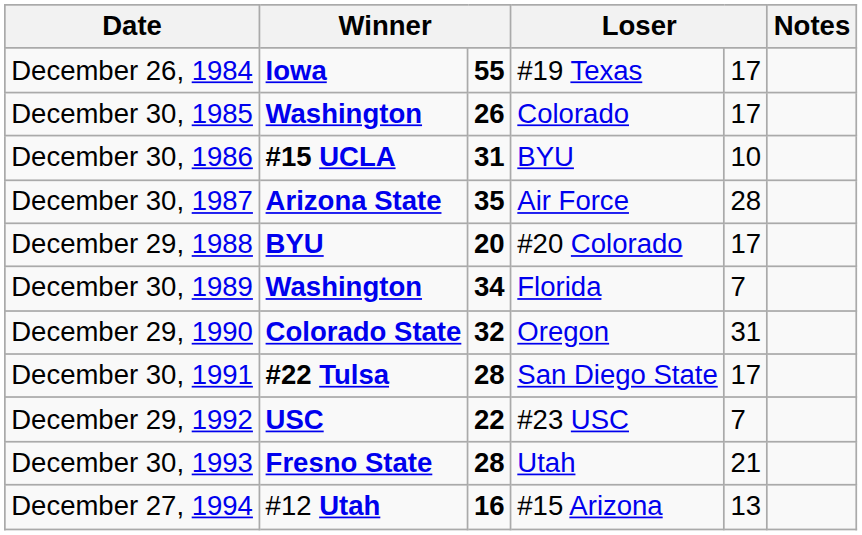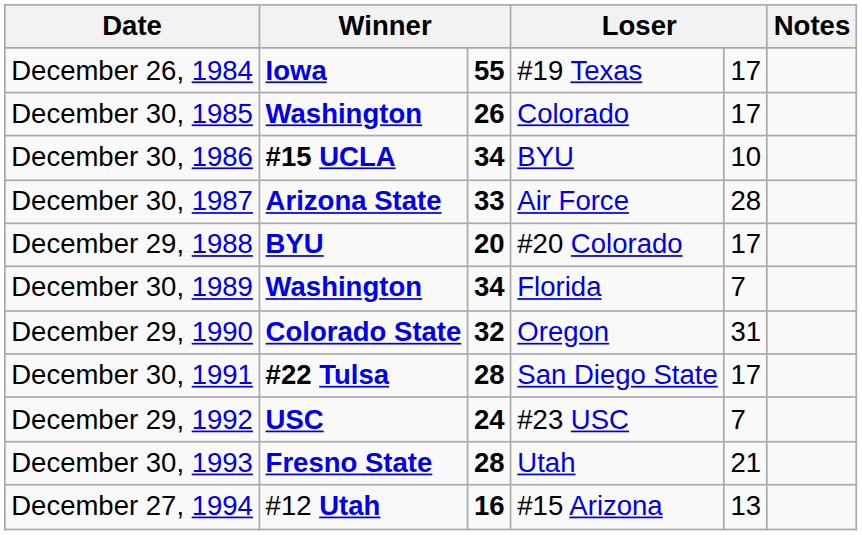(489, 157) 31 -> (489, 157) 34
(489, 200) 35 -> (489, 200) 33
(489, 419) 22 -> (489, 419) 24
